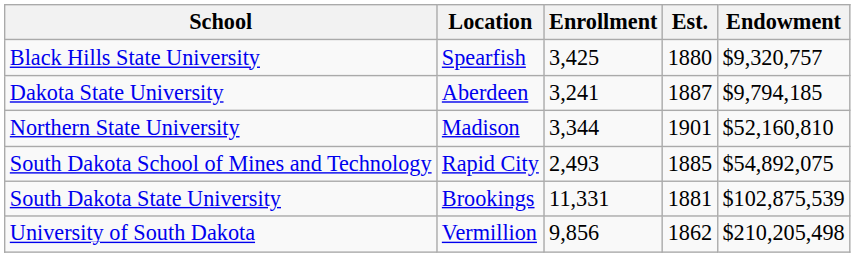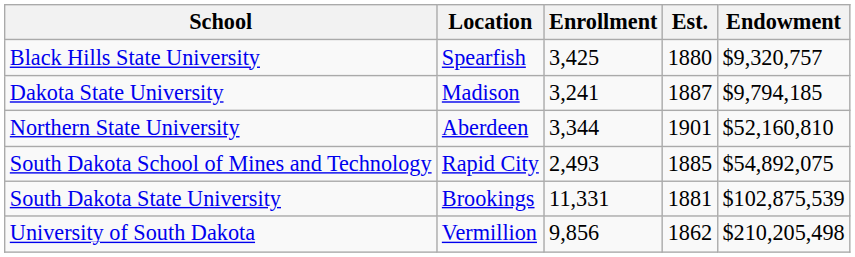(485, 92) Aberdeen -> (481, 92) Madison
(481, 127) Madison -> (485, 127) Aberdeen
